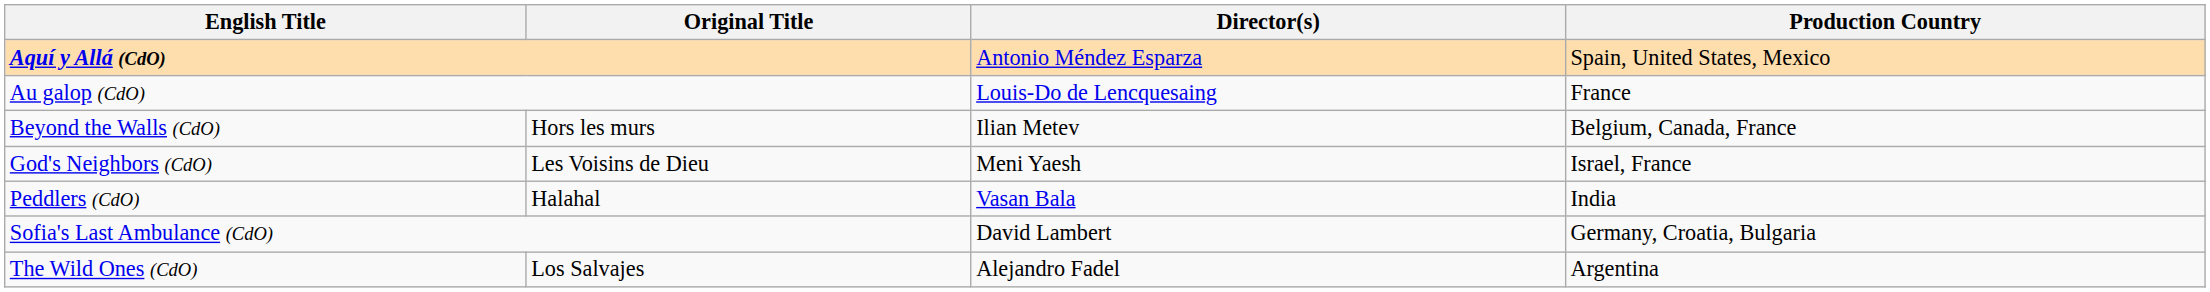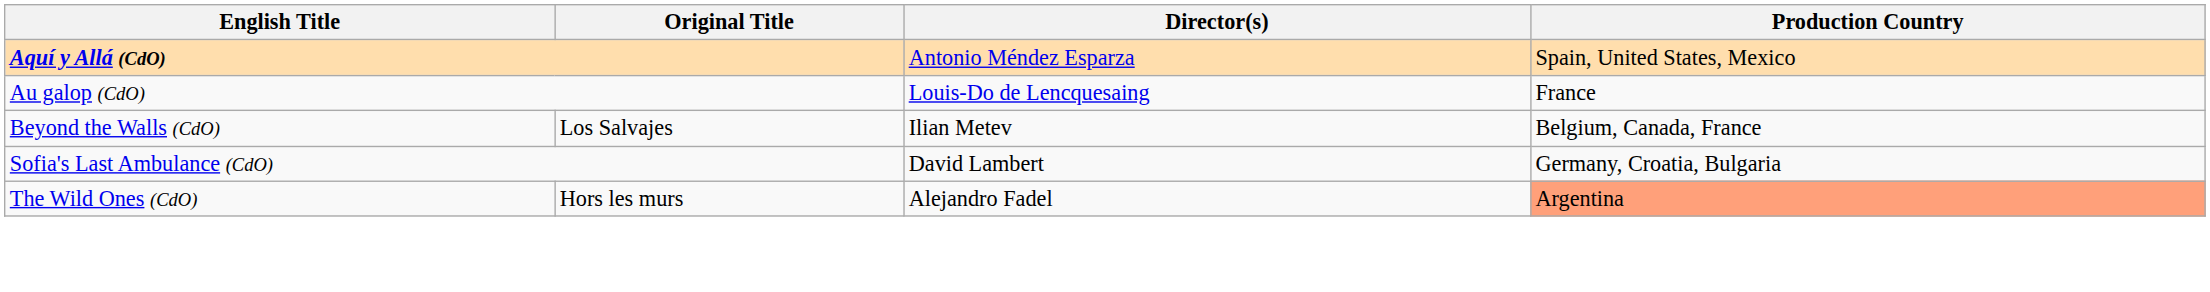(593, 127) Hors les murs -> (616, 127) Los Salvajes
- row: (111, 163)
- row: (75, 198)
(588, 269) Los Salvajes -> (622, 198) Hors les murs
(1615, 269) no background -> (1580, 198) lightsalmon background
